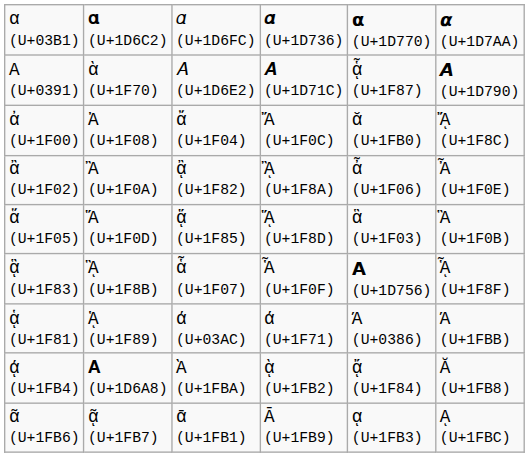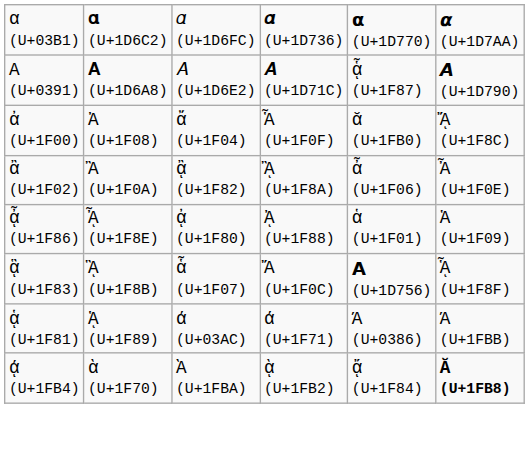(123, 80) ὰ (U+1F70) -> (128, 80) 𝚨 (U+1D6A8)
(299, 130) Ἄ (U+1F0C) -> (299, 130) Ἇ (U+1F0F)
+ row: (44, 228)
- row: (44, 228)
(299, 278) Ἇ (U+1F0F) -> (299, 278) Ἄ (U+1F0C)
(128, 377) 𝚨 (U+1D6A8) -> (123, 377) ὰ (U+1F70)
(475, 377) normal -> (475, 378) bold
- row: (44, 426)
